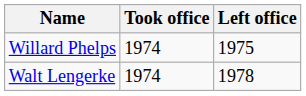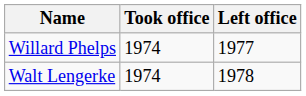(236, 47) 1975 -> (236, 47) 1977
